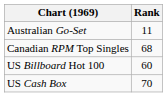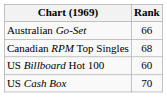(147, 30) 11 -> (147, 30) 66
